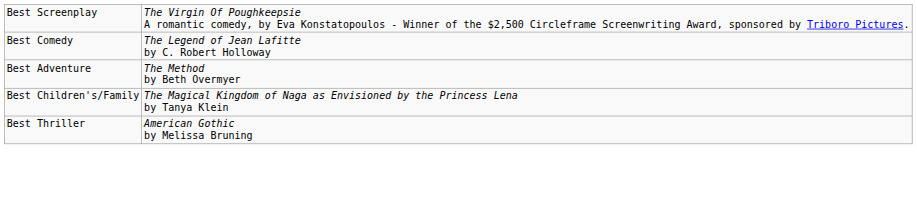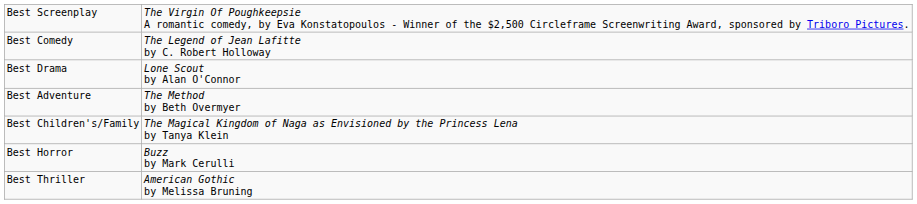+ row: (37, 68)
+ row: (40, 152)
